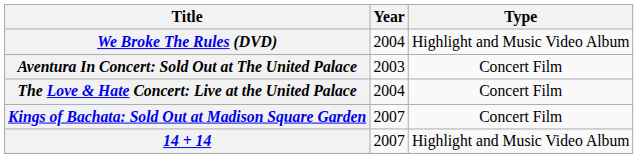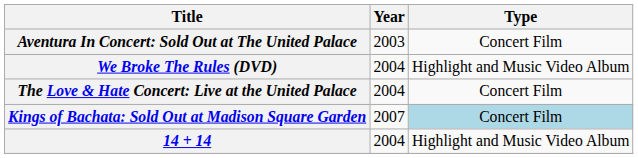rows swapped: (187, 66) <-> (187, 41)
(521, 116) no background -> (521, 116) lightblue background
(389, 141) 2007 -> (389, 141) 2004
